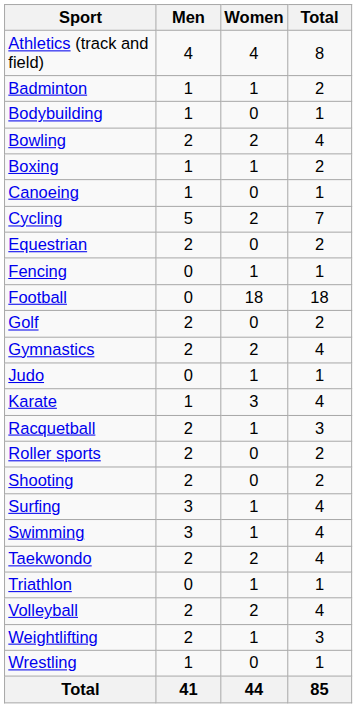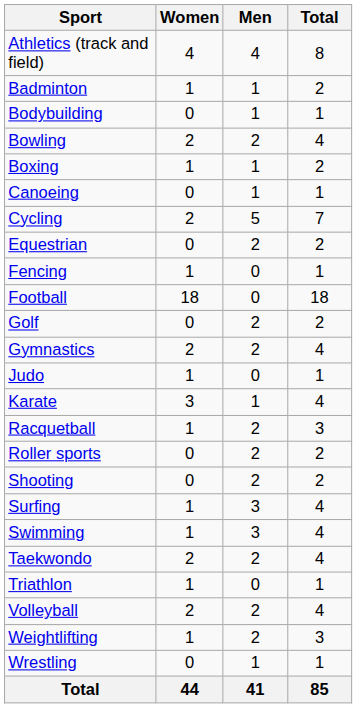columns swapped: (188, 17) <-> (254, 17)
